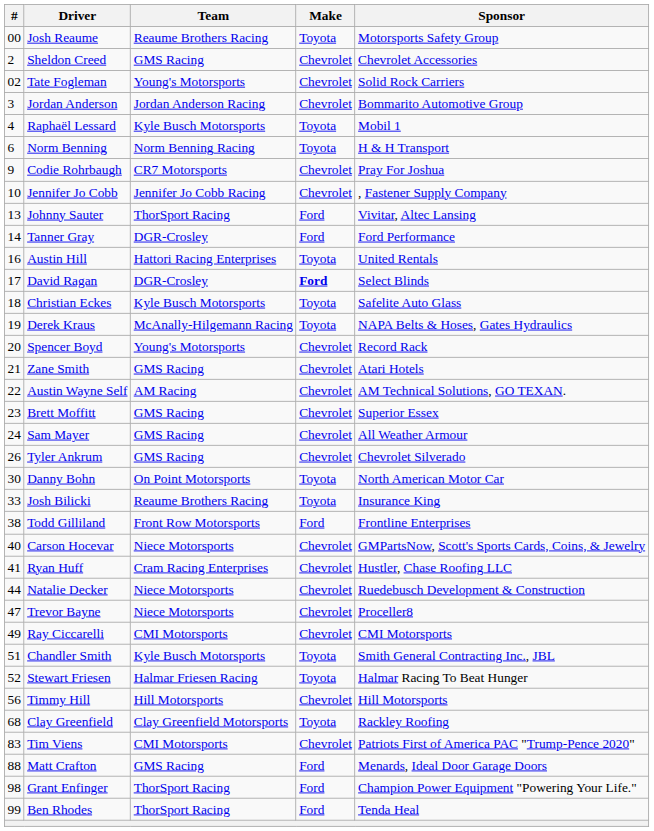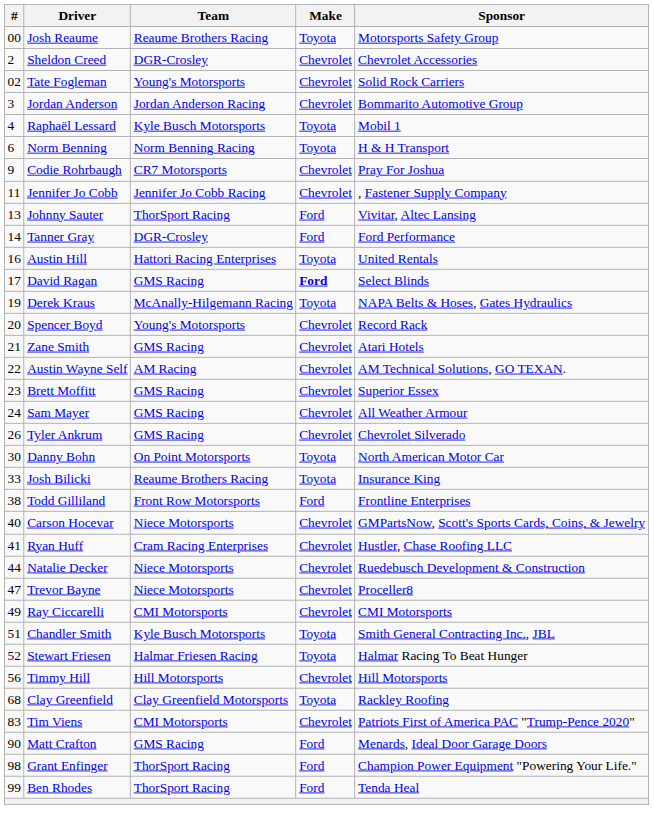(169, 59) GMS Racing -> (171, 59) DGR-Crosley
(14, 192) 10 -> (14, 192) 11
(171, 280) DGR-Crosley -> (169, 280) GMS Racing
- row: (69, 302)
(14, 765) 88 -> (14, 743) 90
